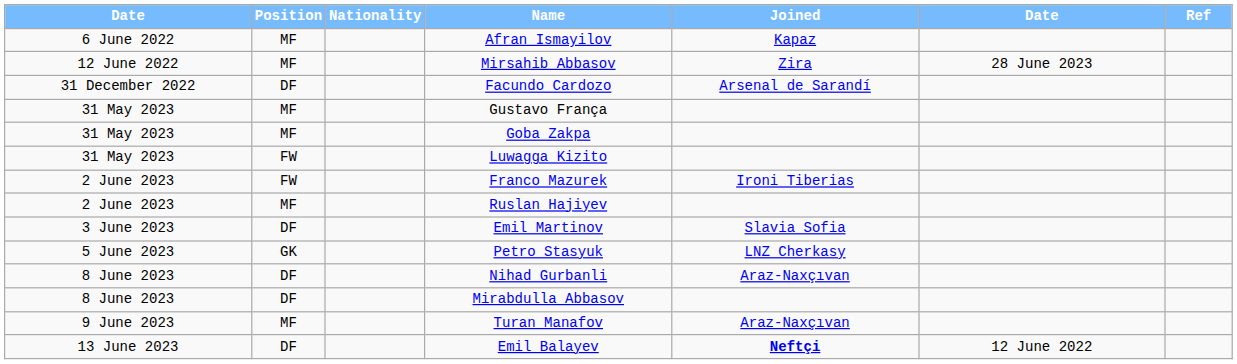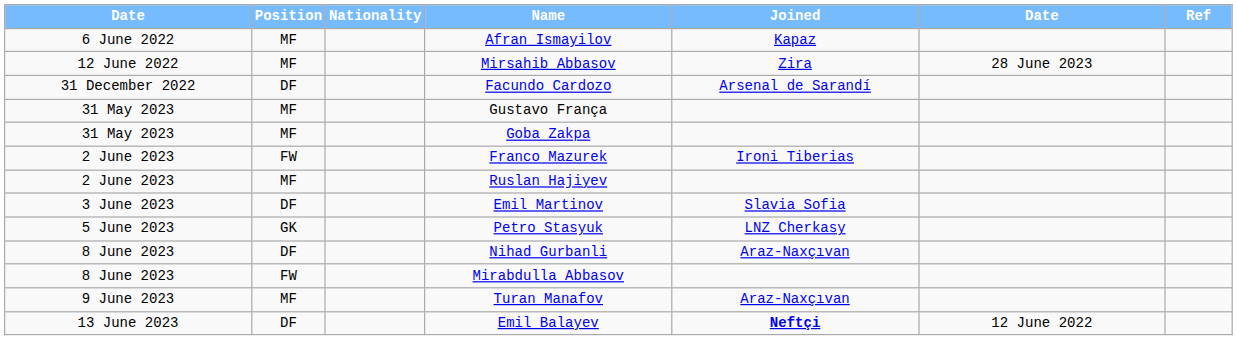- row: (548, 158)
(288, 299) DF -> (288, 276) FW
